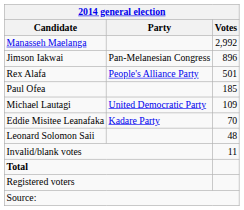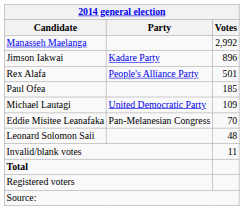(159, 58) Pan-Melanesian Congress -> (134, 58) Kadare Party
(134, 120) Kadare Party -> (159, 120) Pan-Melanesian Congress
